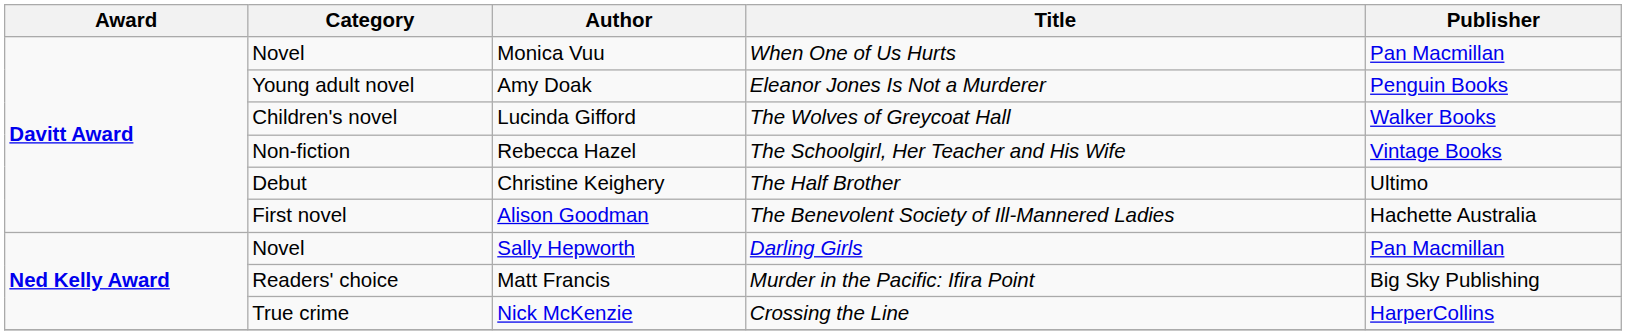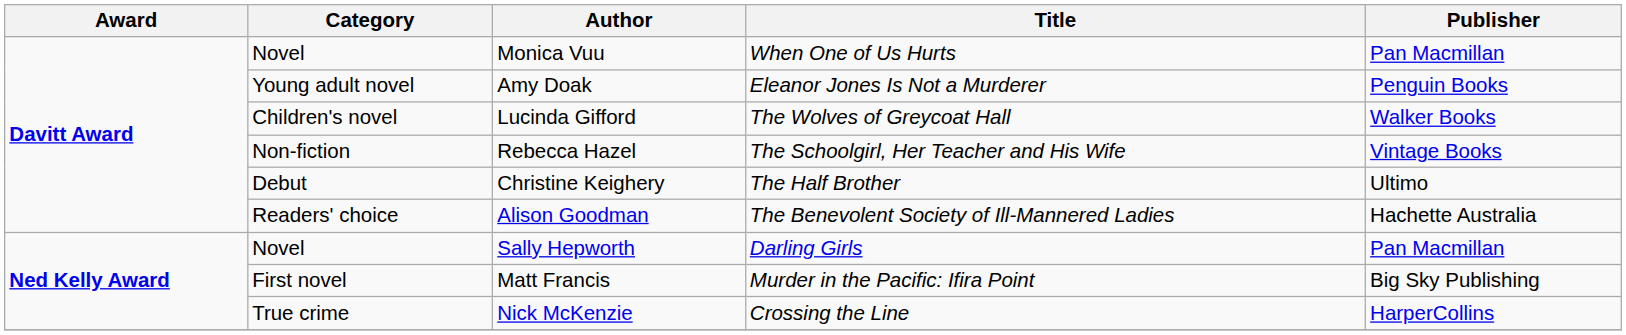(299, 215) First novel -> (325, 215) Readers' choice
(325, 280) Readers' choice -> (299, 280) First novel
